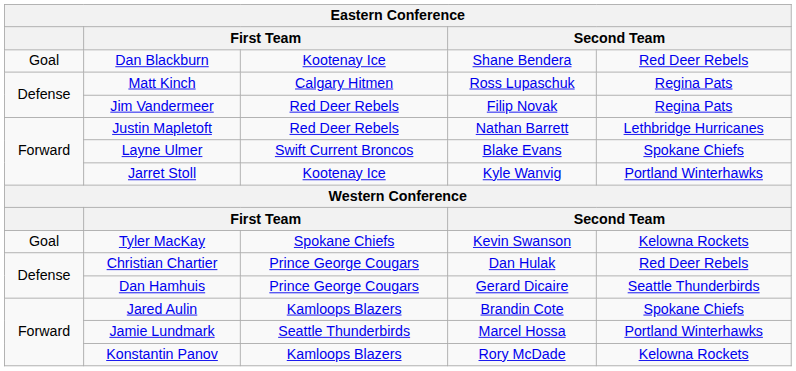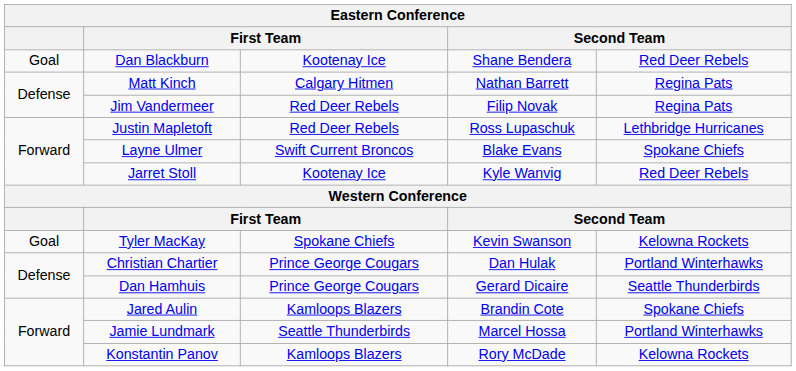(522, 83) Ross Lupaschuk -> (522, 83) Nathan Barrett
(522, 128) Nathan Barrett -> (522, 128) Ross Lupaschuk
(694, 173) Portland Winterhawks -> (694, 173) Red Deer Rebels
(694, 264) Red Deer Rebels -> (694, 264) Portland Winterhawks
